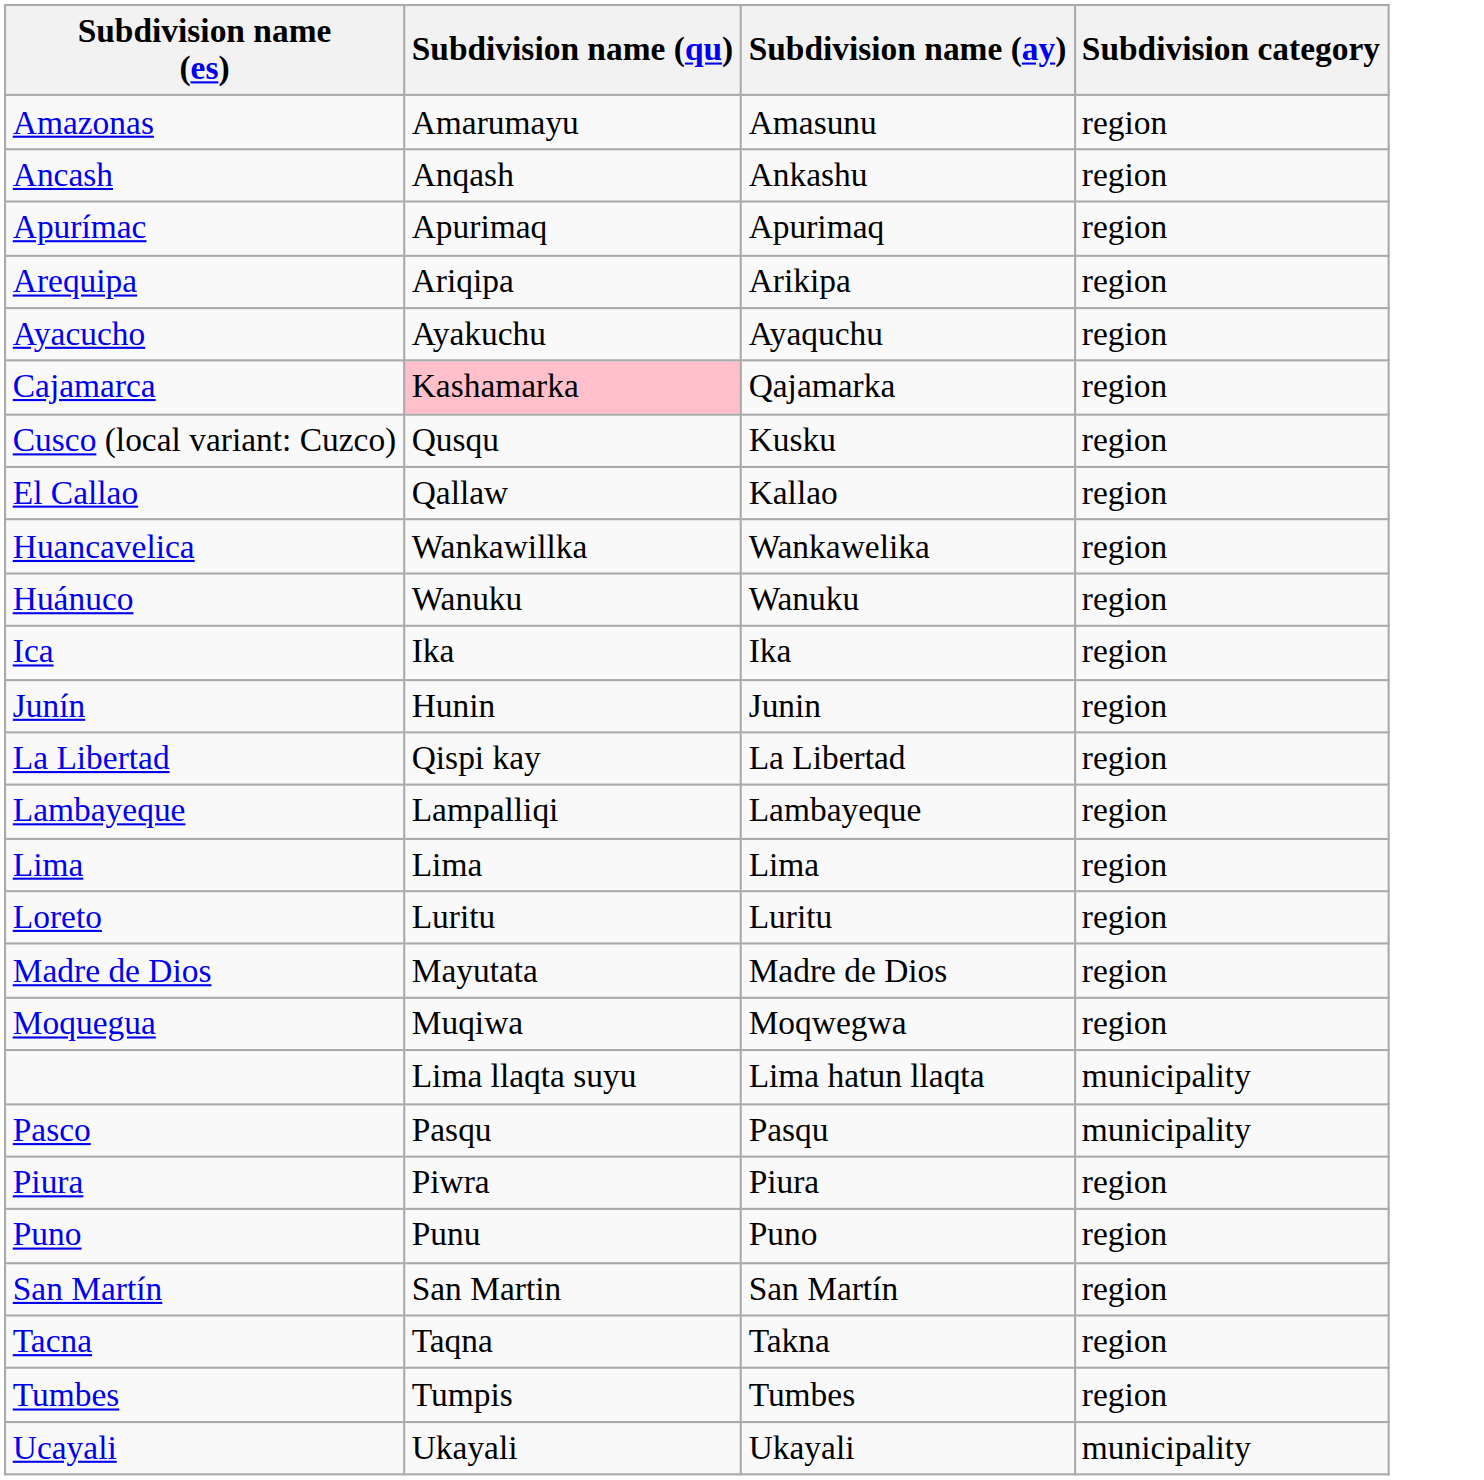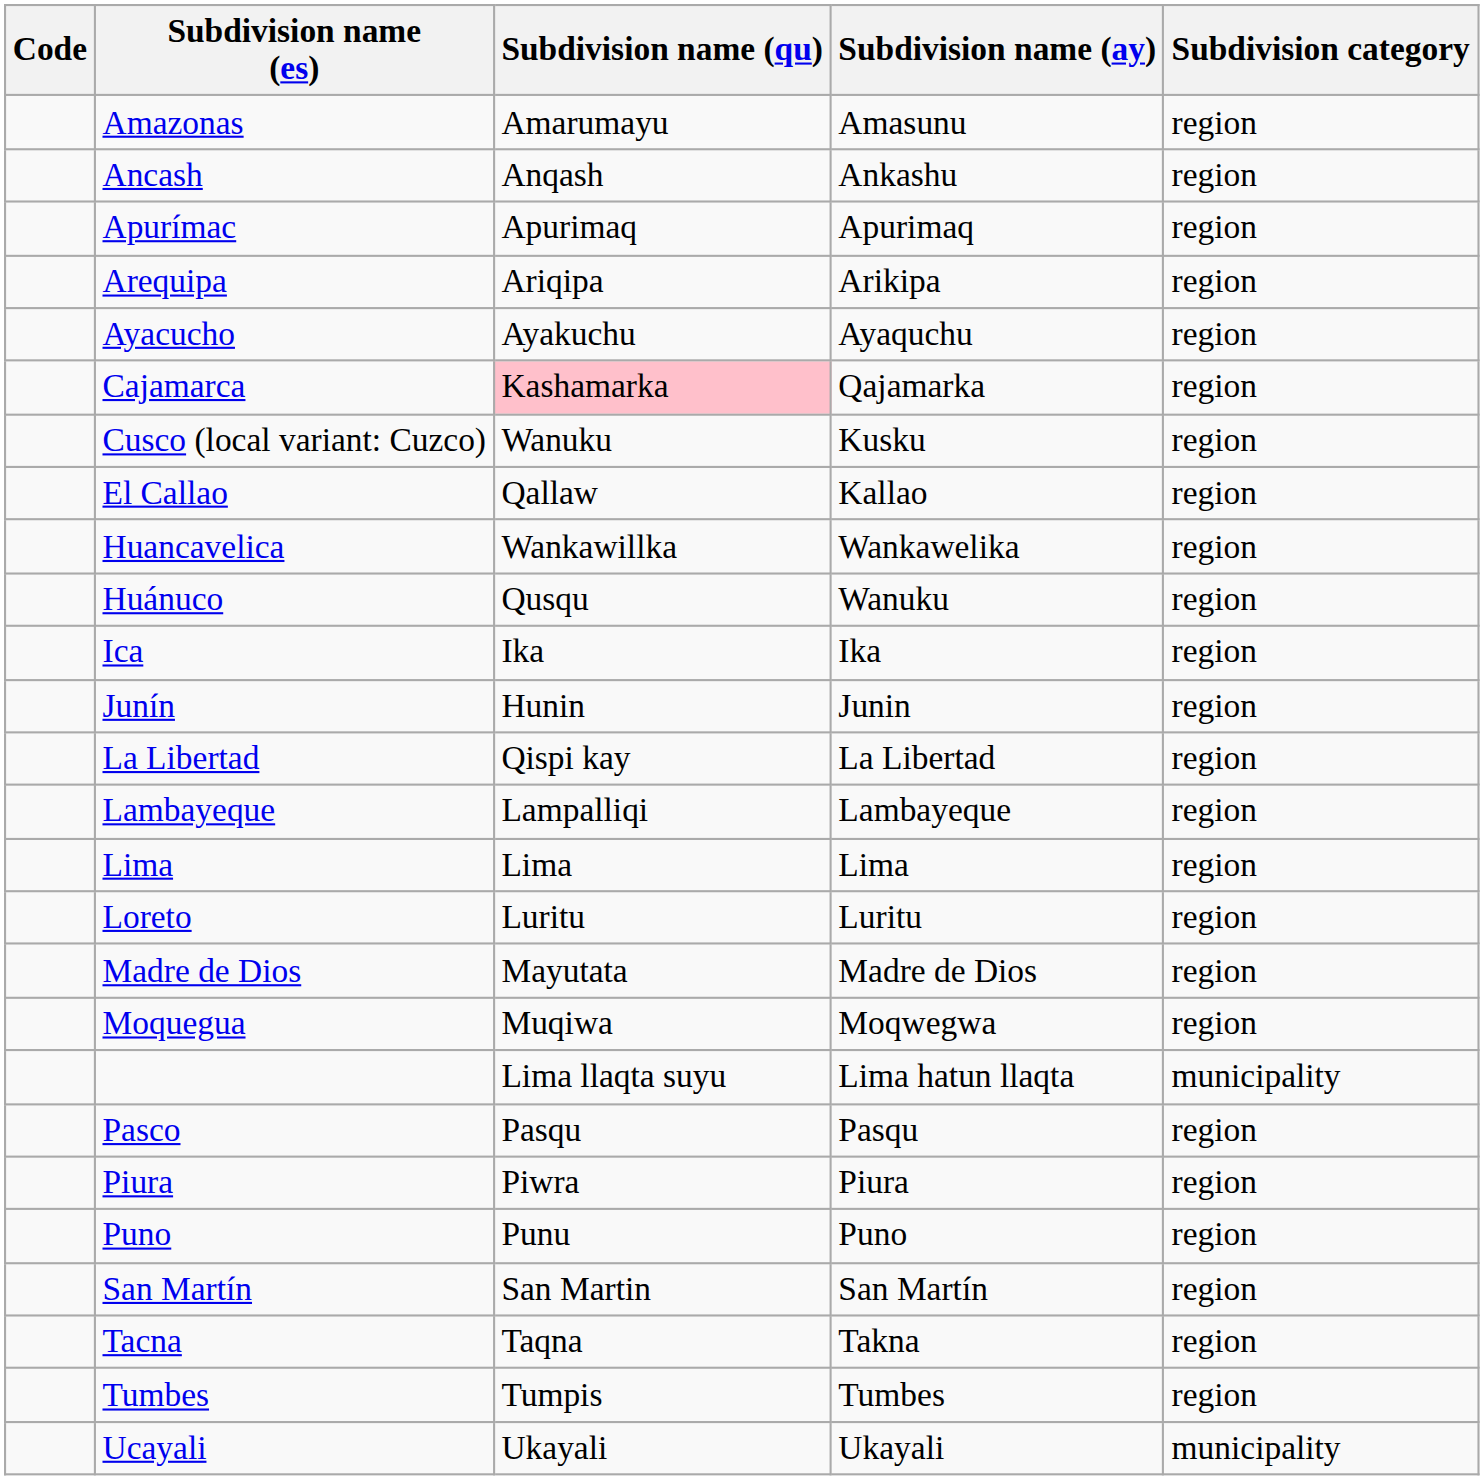+ column: (50, 49)
(455, 439) Qusqu -> (557, 439) Wanuku
(467, 598) Wanuku -> (545, 598) Qusqu
(1166, 1129) municipality -> (1214, 1129) region
